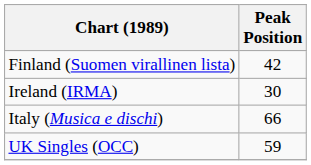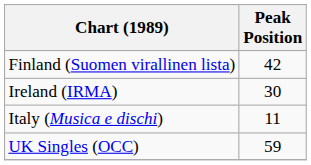(273, 118) 66 -> (273, 118) 11
